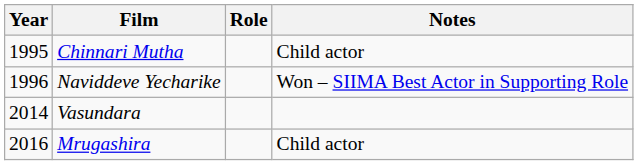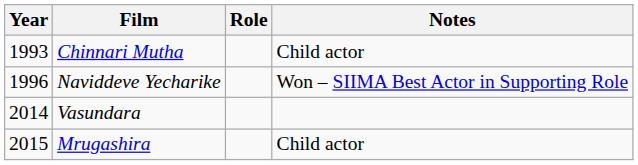(29, 50) 1995 -> (29, 50) 1993
(29, 143) 2016 -> (29, 143) 2015
